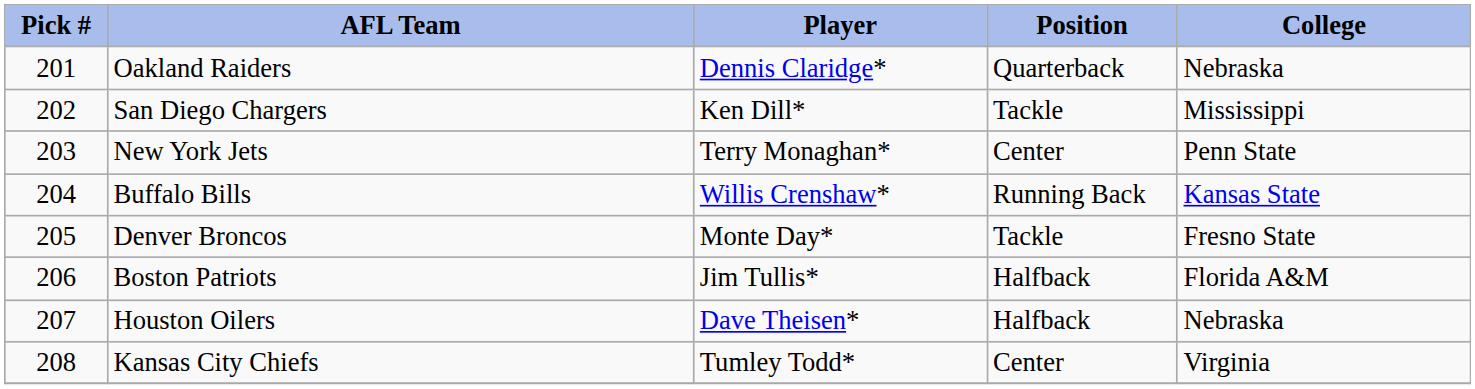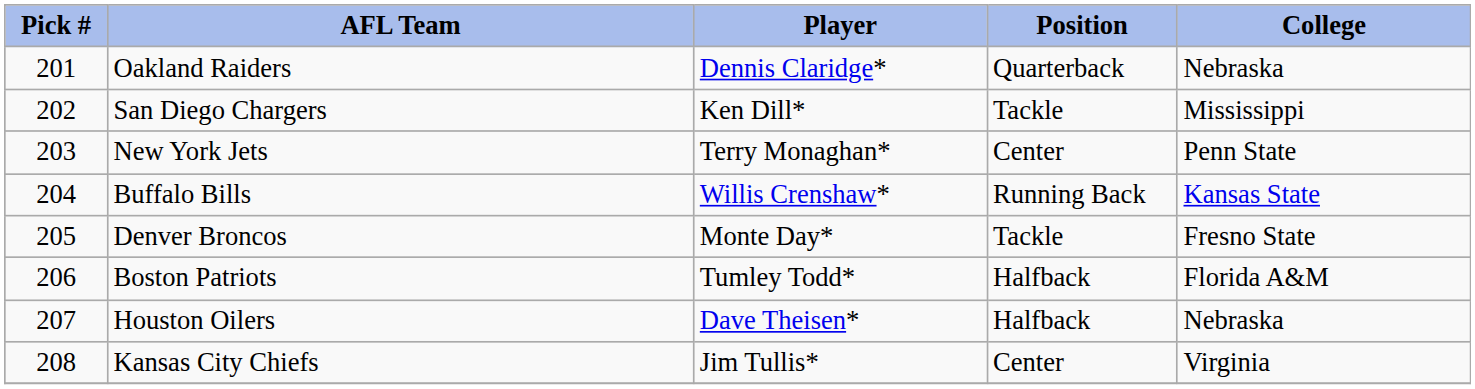(759, 278) Jim Tullis* -> (777, 278) Tumley Todd*
(777, 362) Tumley Todd* -> (759, 362) Jim Tullis*
